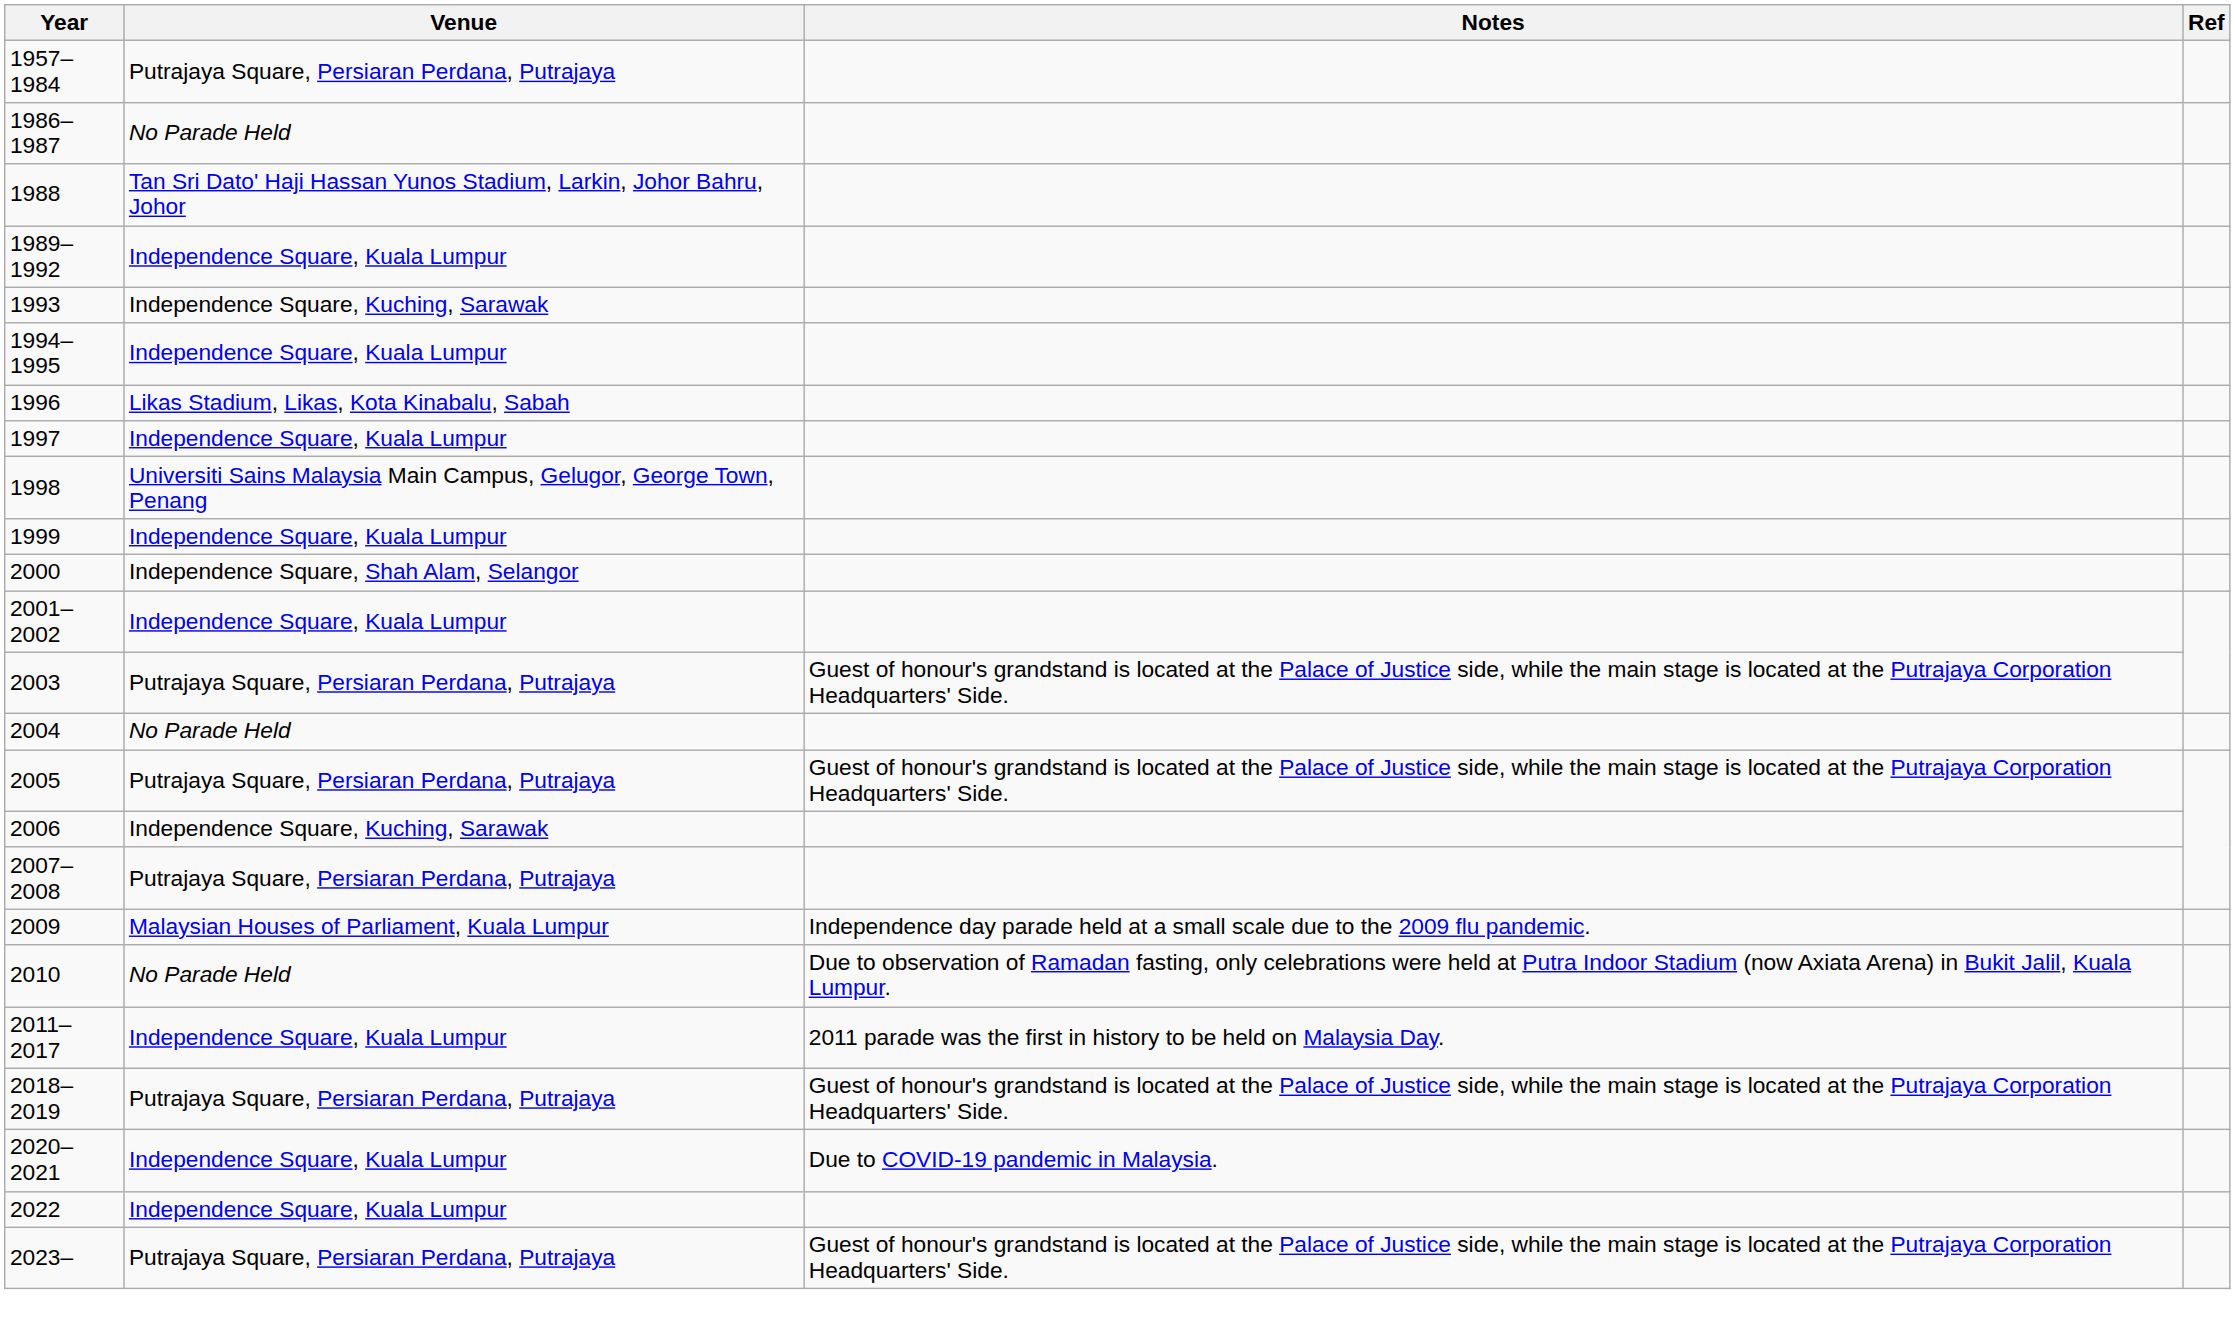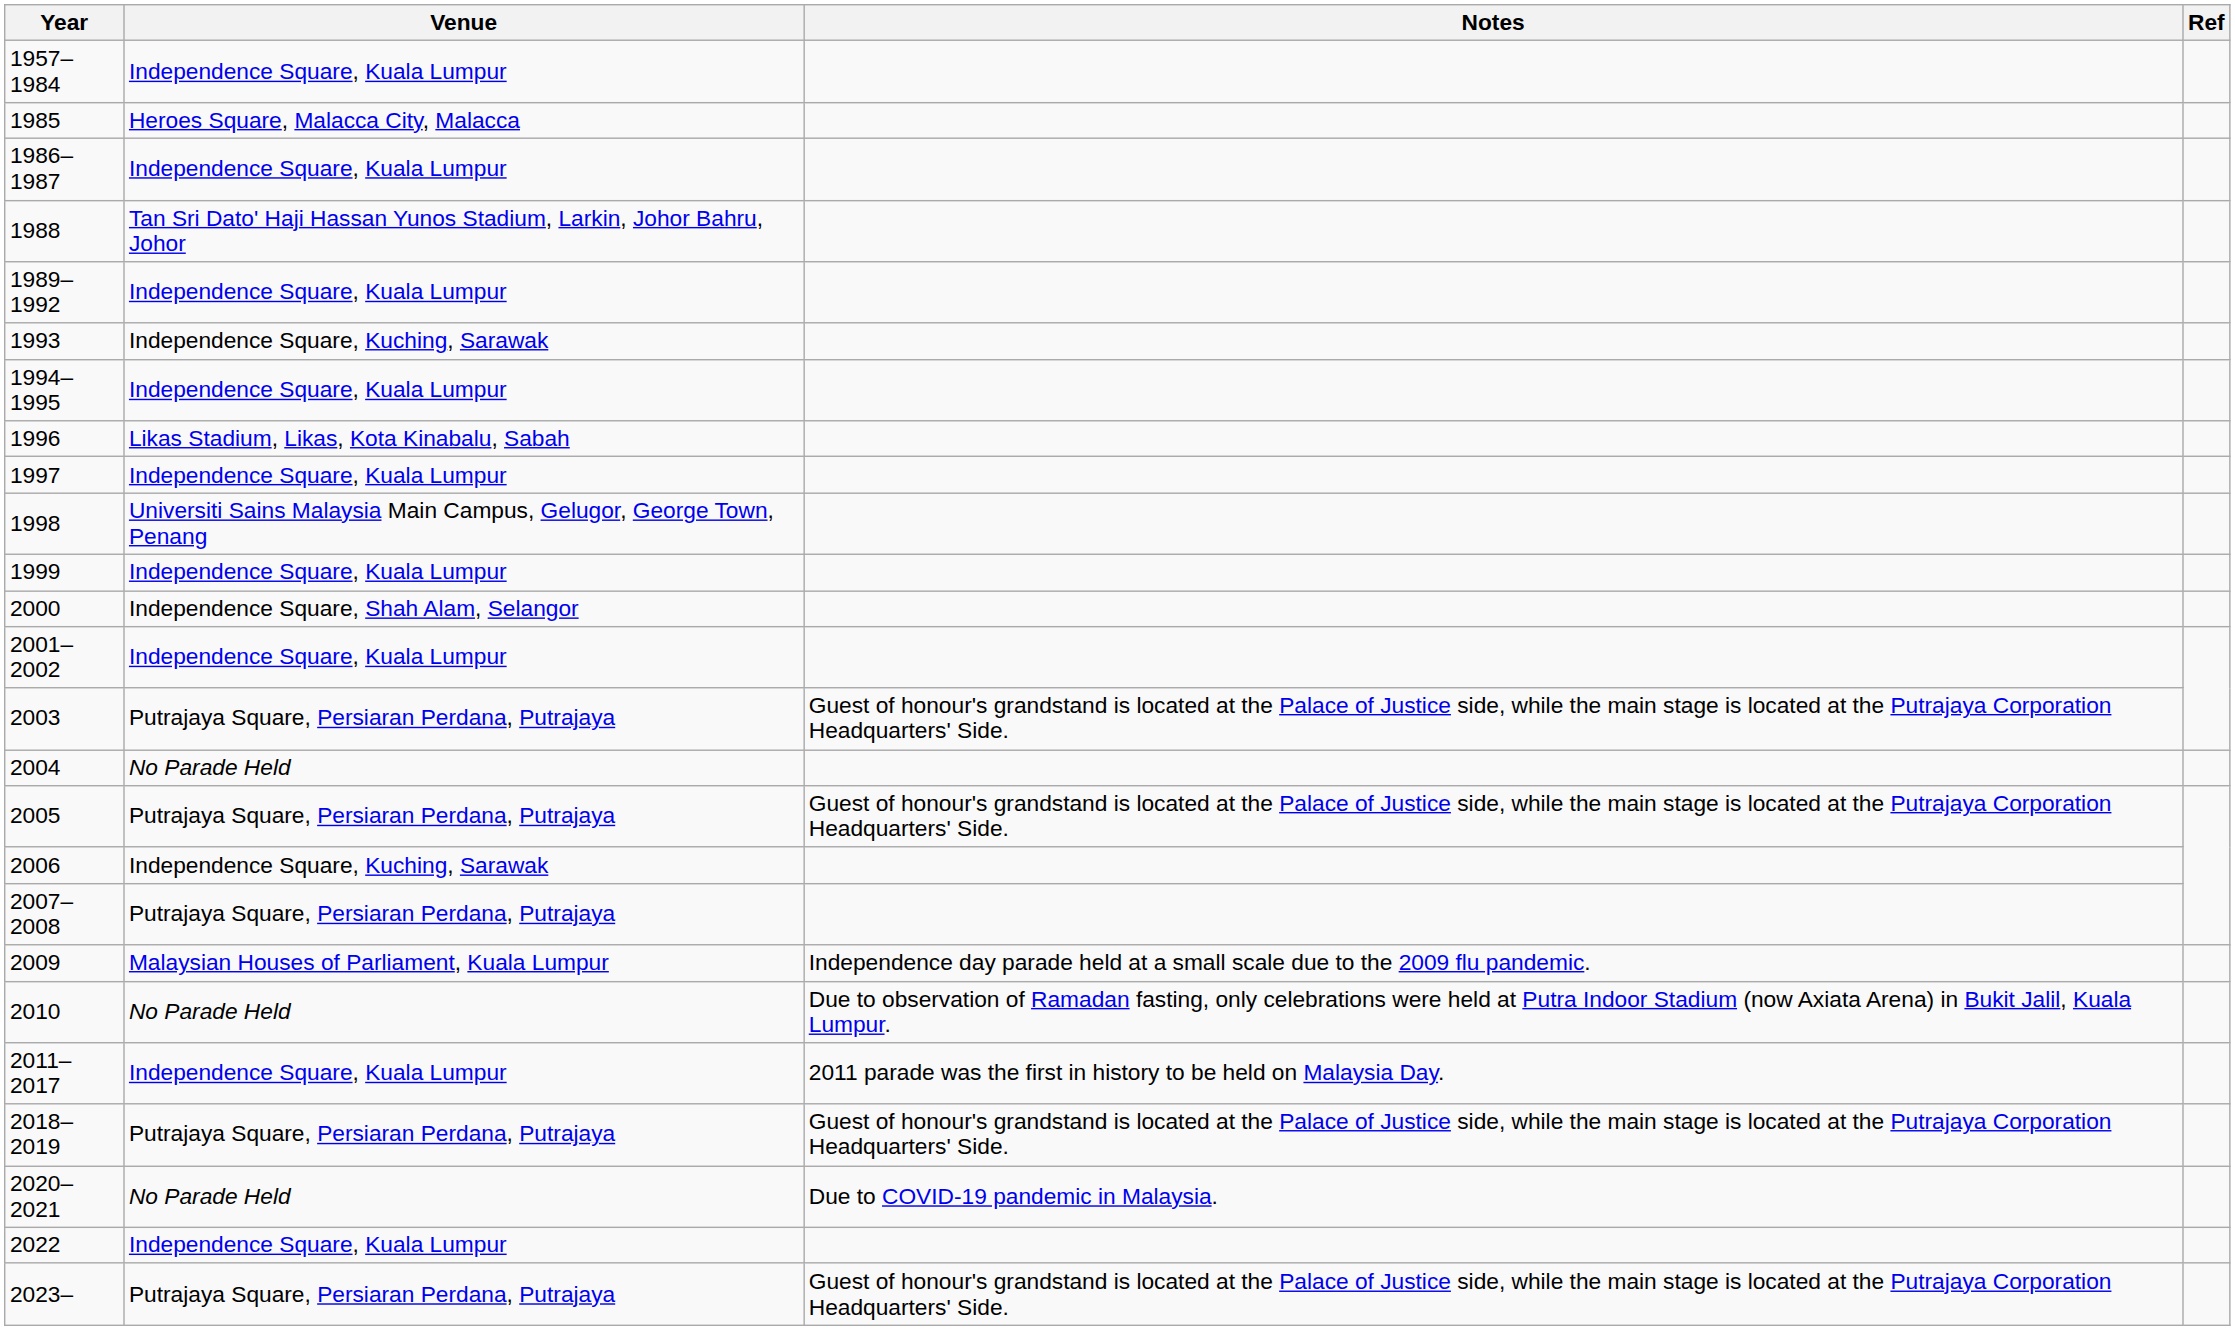(372, 71) Putrajaya Square, Persiaran Perdana, Putrajaya -> (318, 71) Independence Square, Kuala Lumpur
+ row: (35, 120)
(210, 132) No Parade Held -> (318, 168) Independence Square, Kuala Lumpur
(318, 1160) Independence Square, Kuala Lumpur -> (210, 1196) No Parade Held
